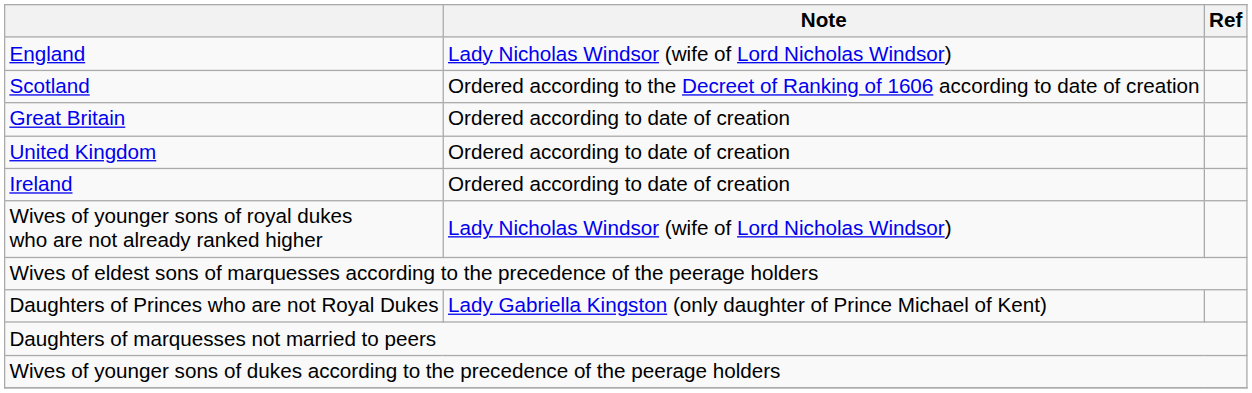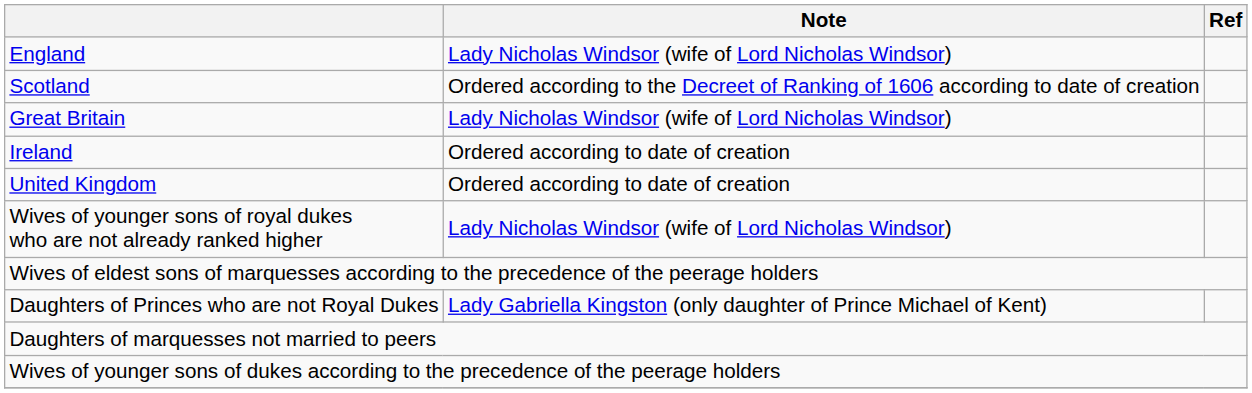(619, 119) Ordered according to date of creation -> (700, 119) Lady Nicholas Windsor (wife of Lord Nicholas Windsor)
rows swapped: (41, 184) <-> (83, 151)
